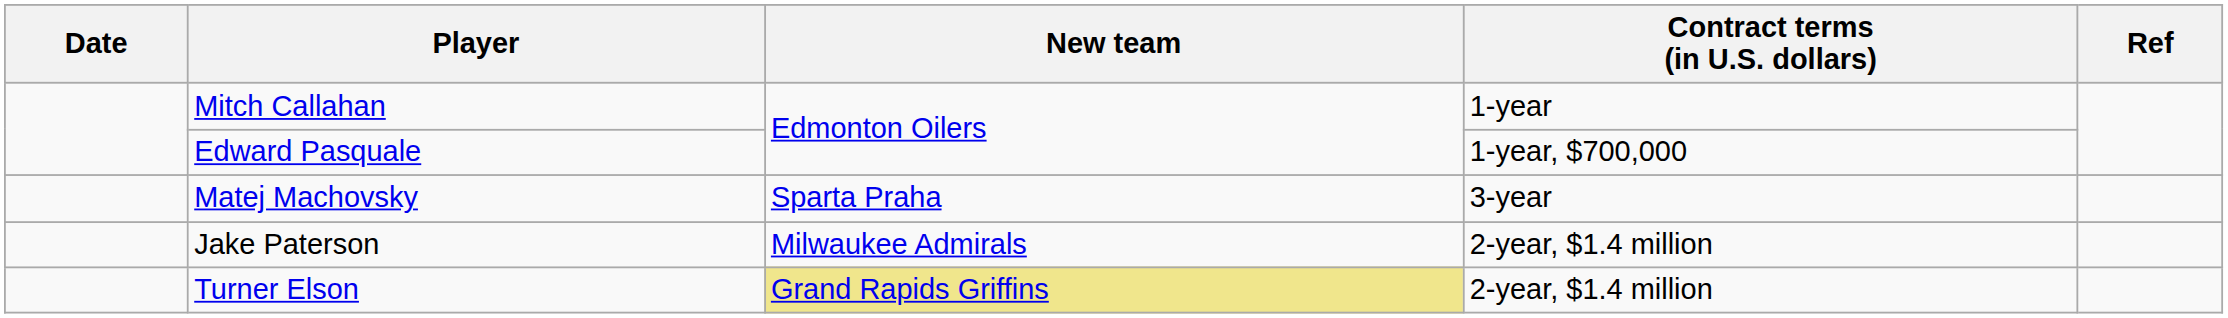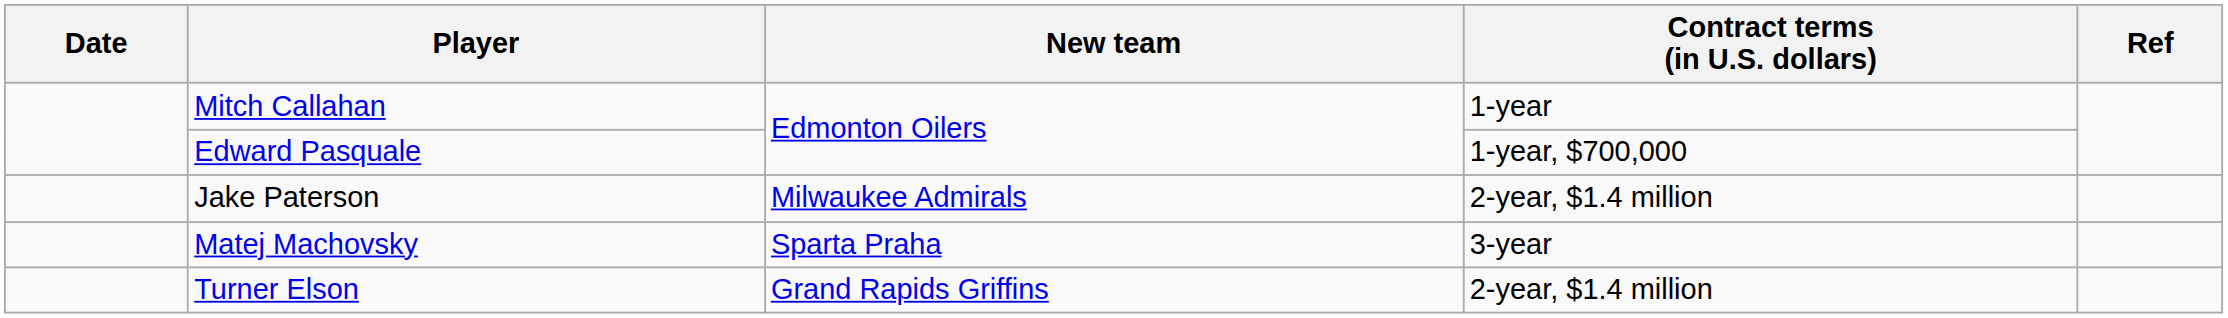rows swapped: (287, 243) <-> (306, 197)
(910, 289) khaki background -> (910, 289) no background
